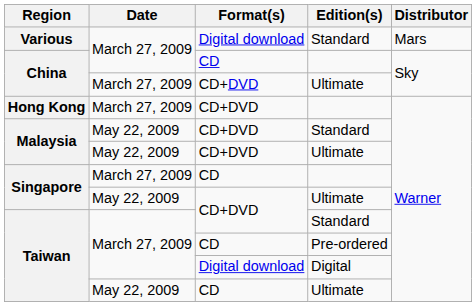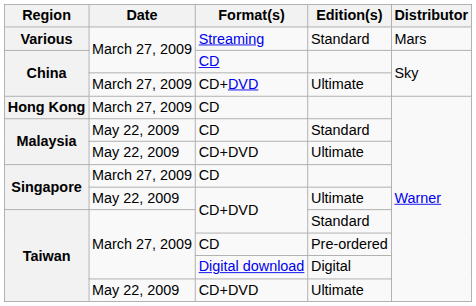(252, 38) Digital download -> (232, 38) Streaming
(229, 107) CD+DVD -> (209, 107) CD
(229, 130) CD+DVD -> (209, 130) CD
(209, 289) CD -> (229, 289) CD+DVD
